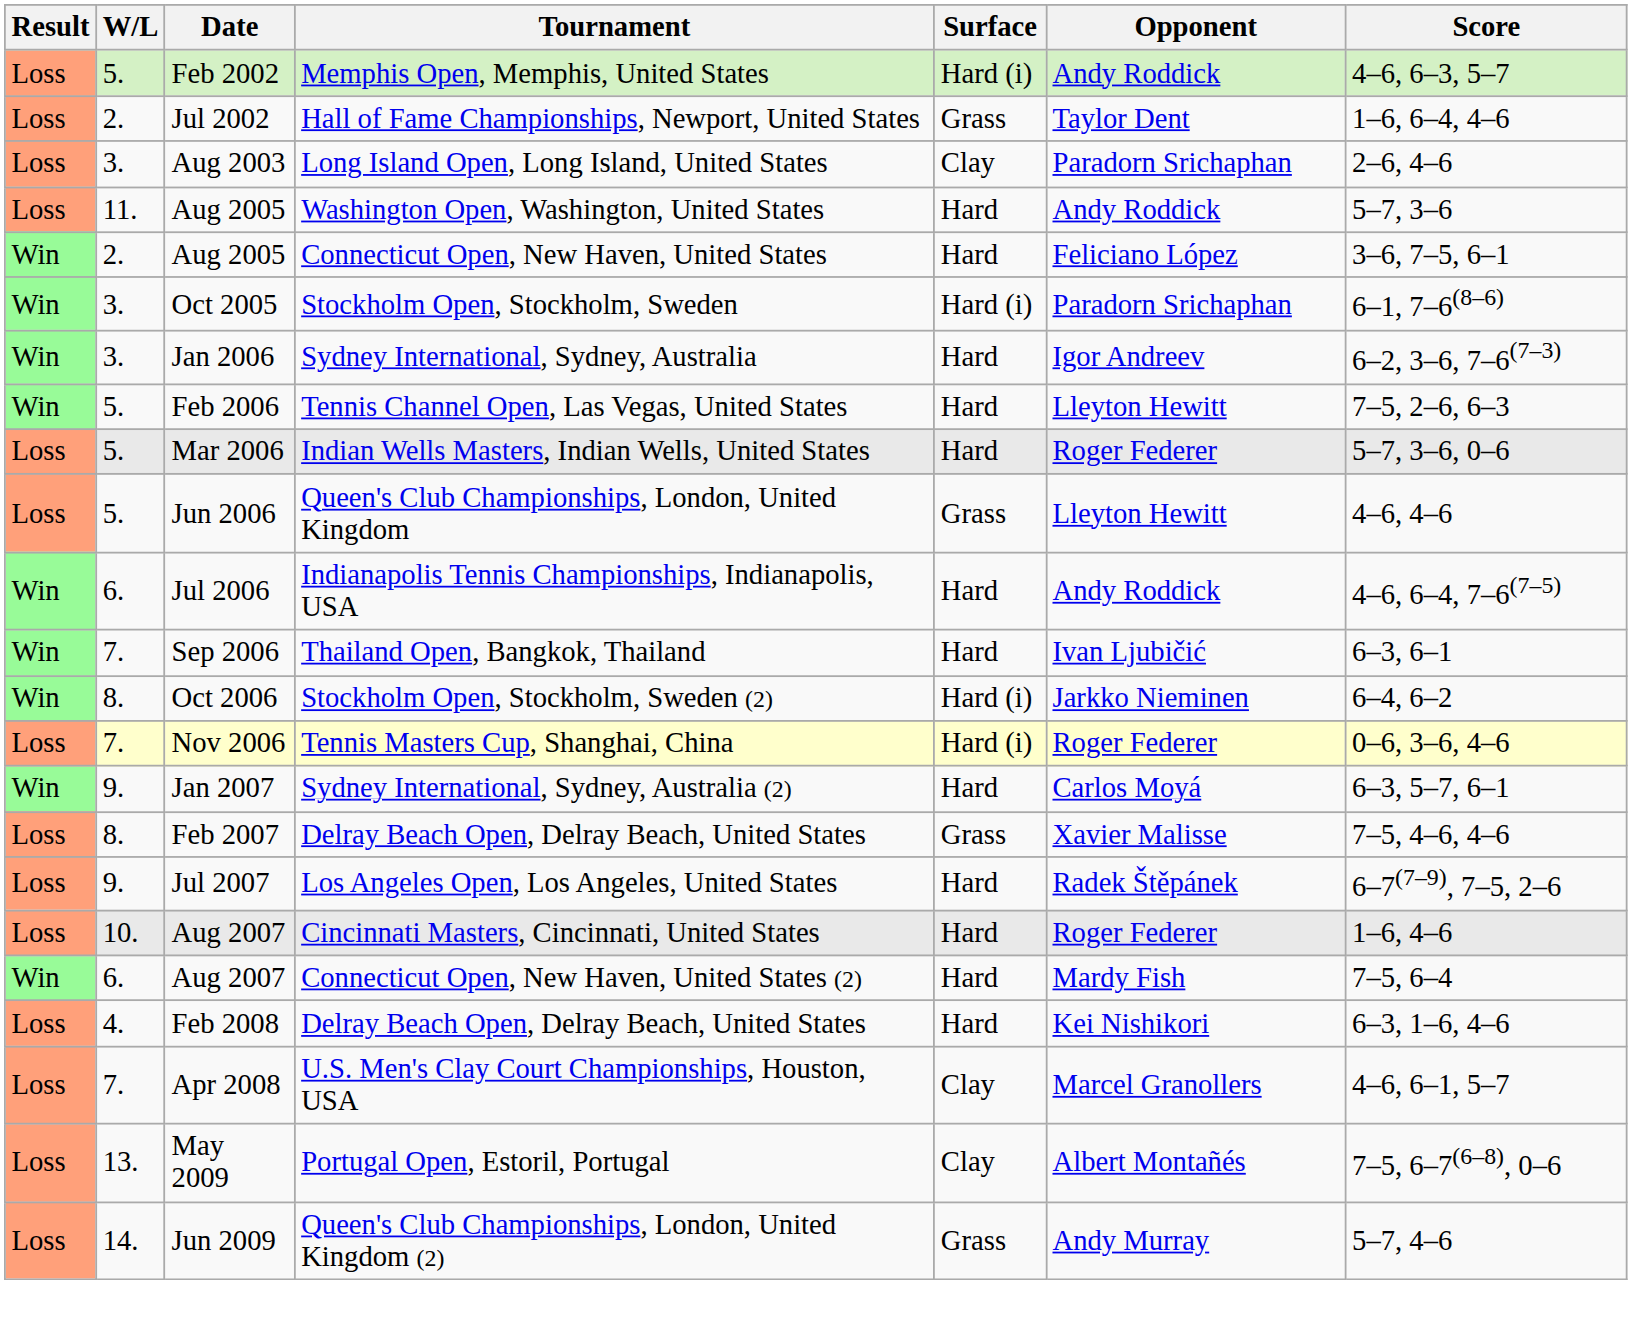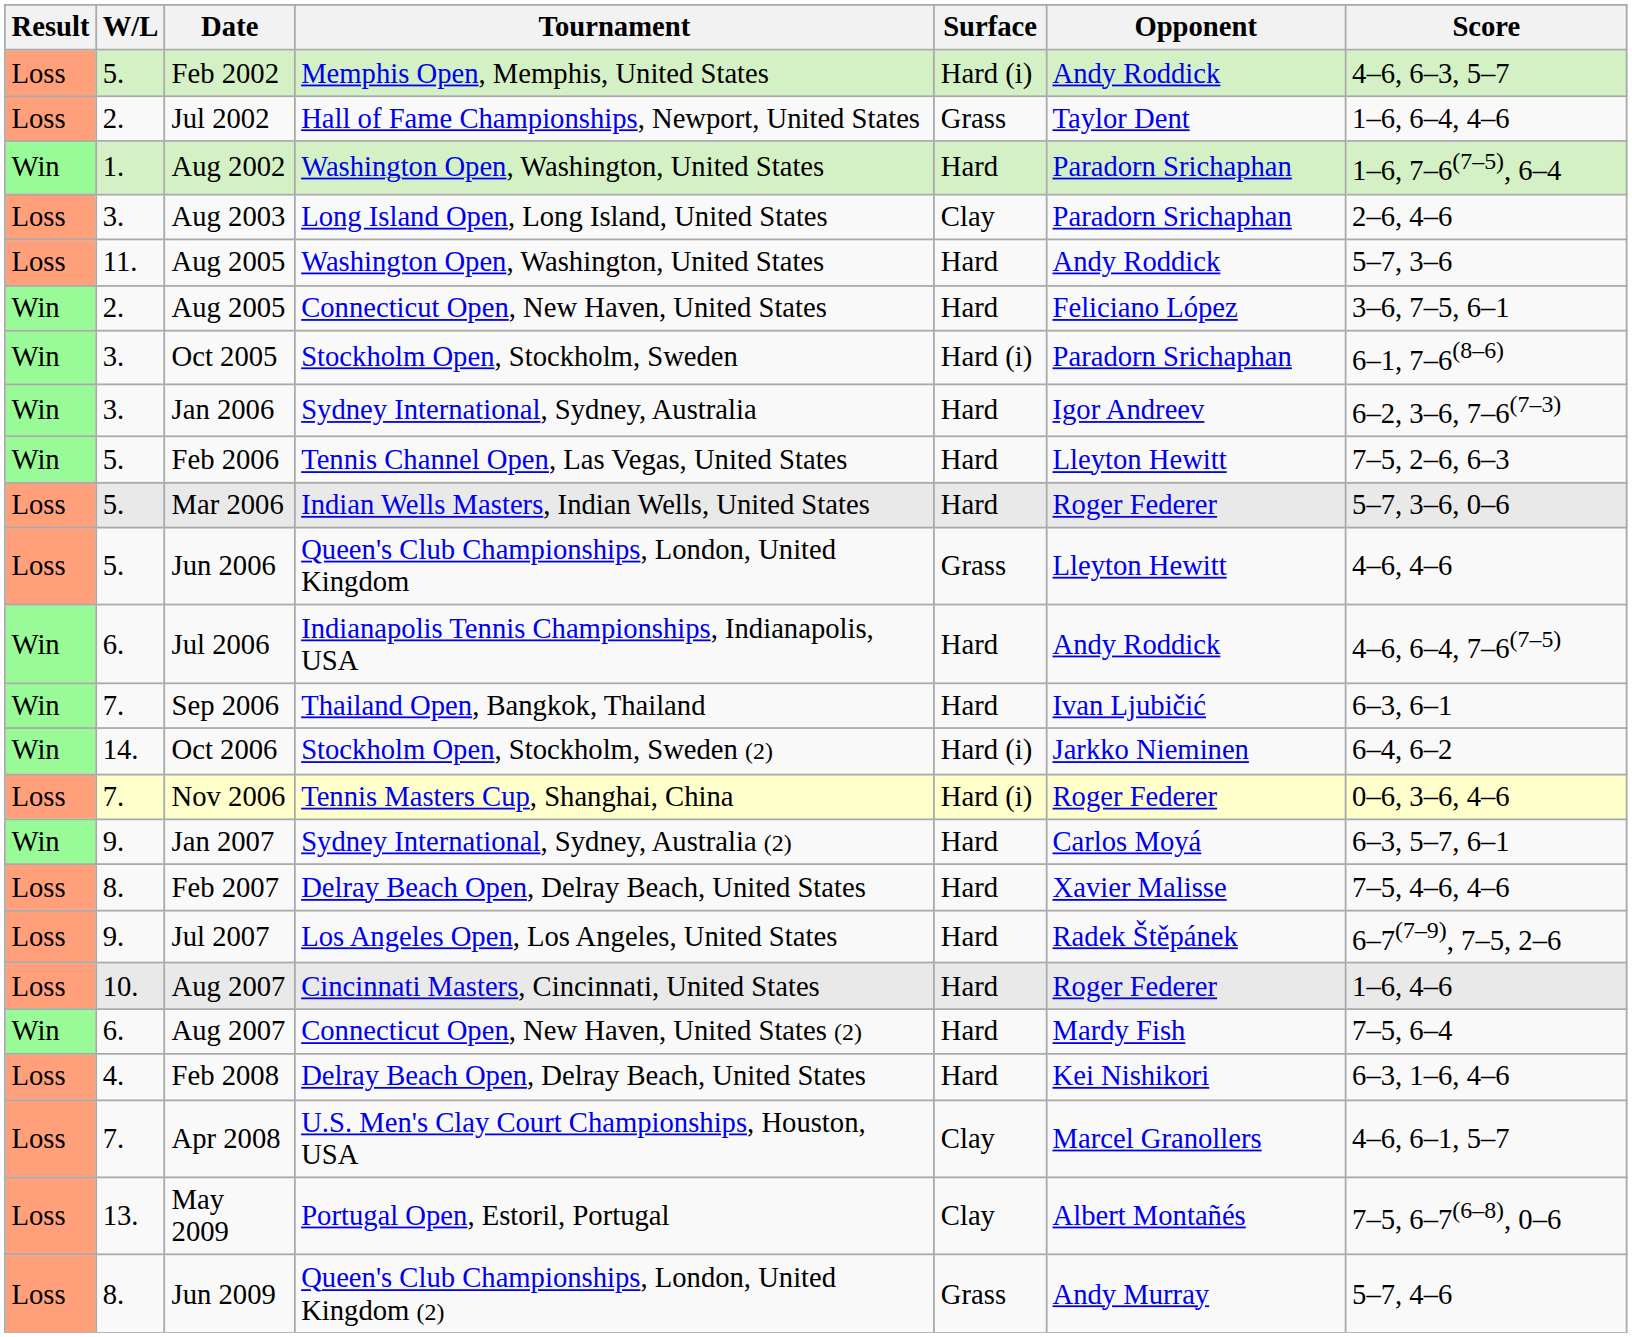+ row: (228, 167)
(113, 697) 8. -> (121, 750) 14.
(973, 833) Grass -> (969, 887) Hard
(121, 1240) 14. -> (113, 1293) 8.
